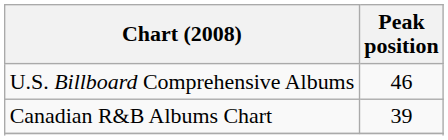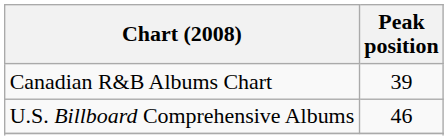rows swapped: (141, 116) <-> (182, 81)
